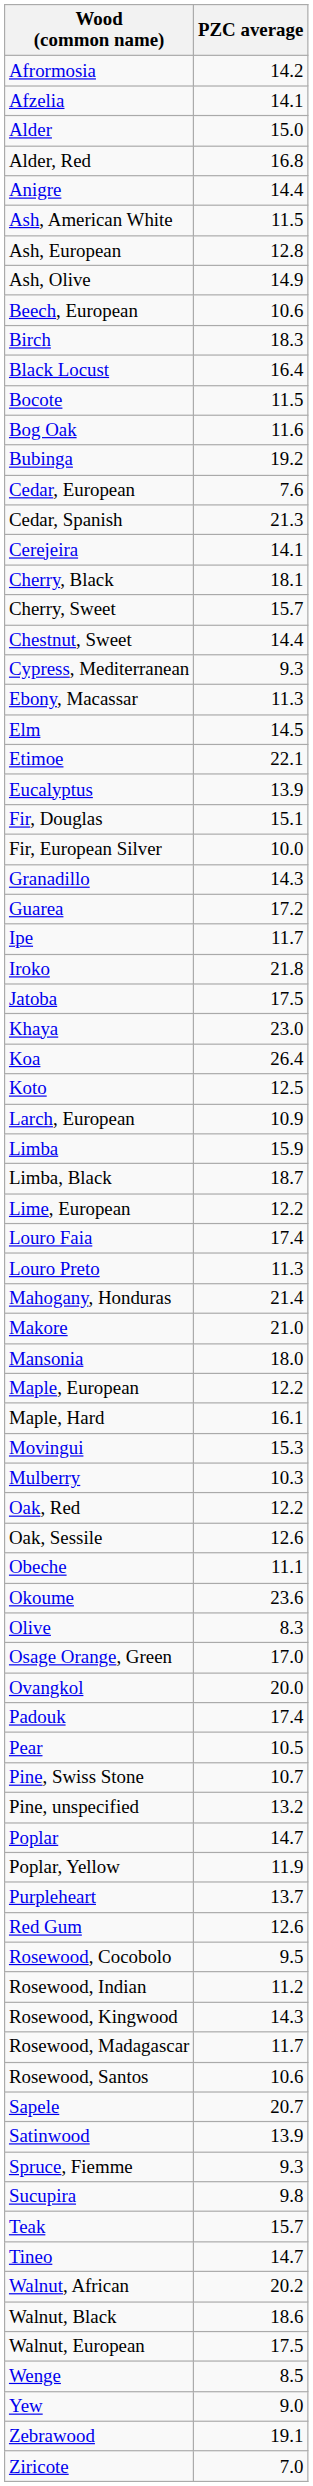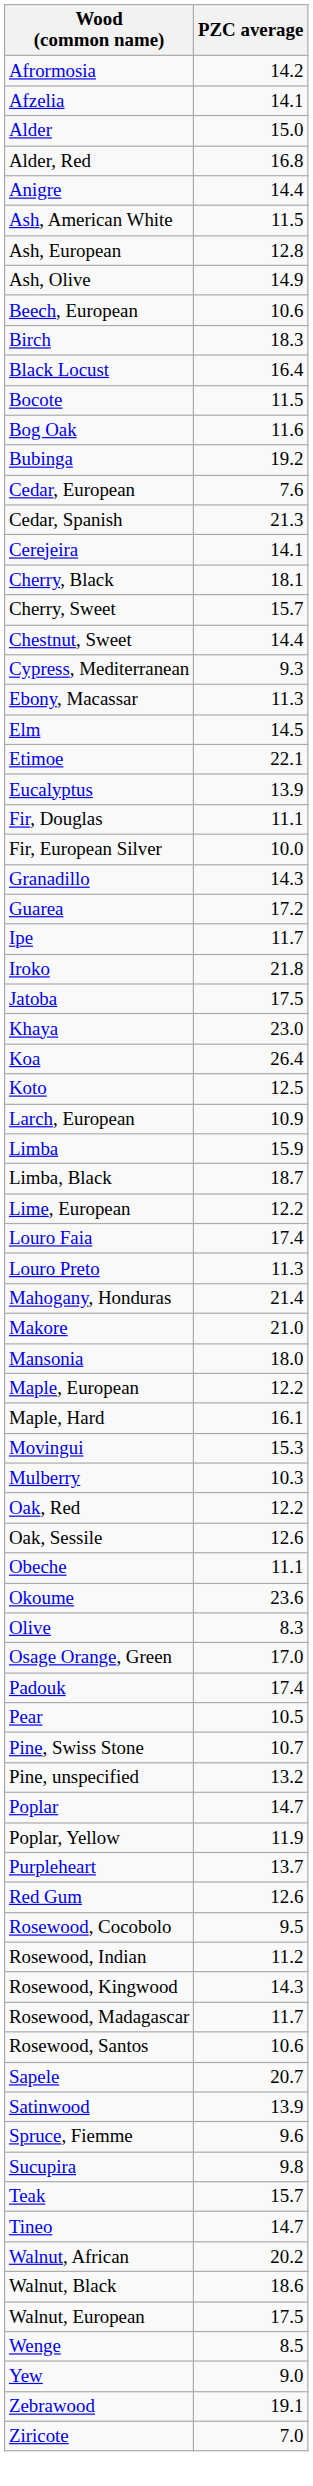(287, 819) 15.1 -> (287, 819) 11.1
- row: (46, 1687)
(292, 2166) 9.3 -> (292, 2136) 9.6
